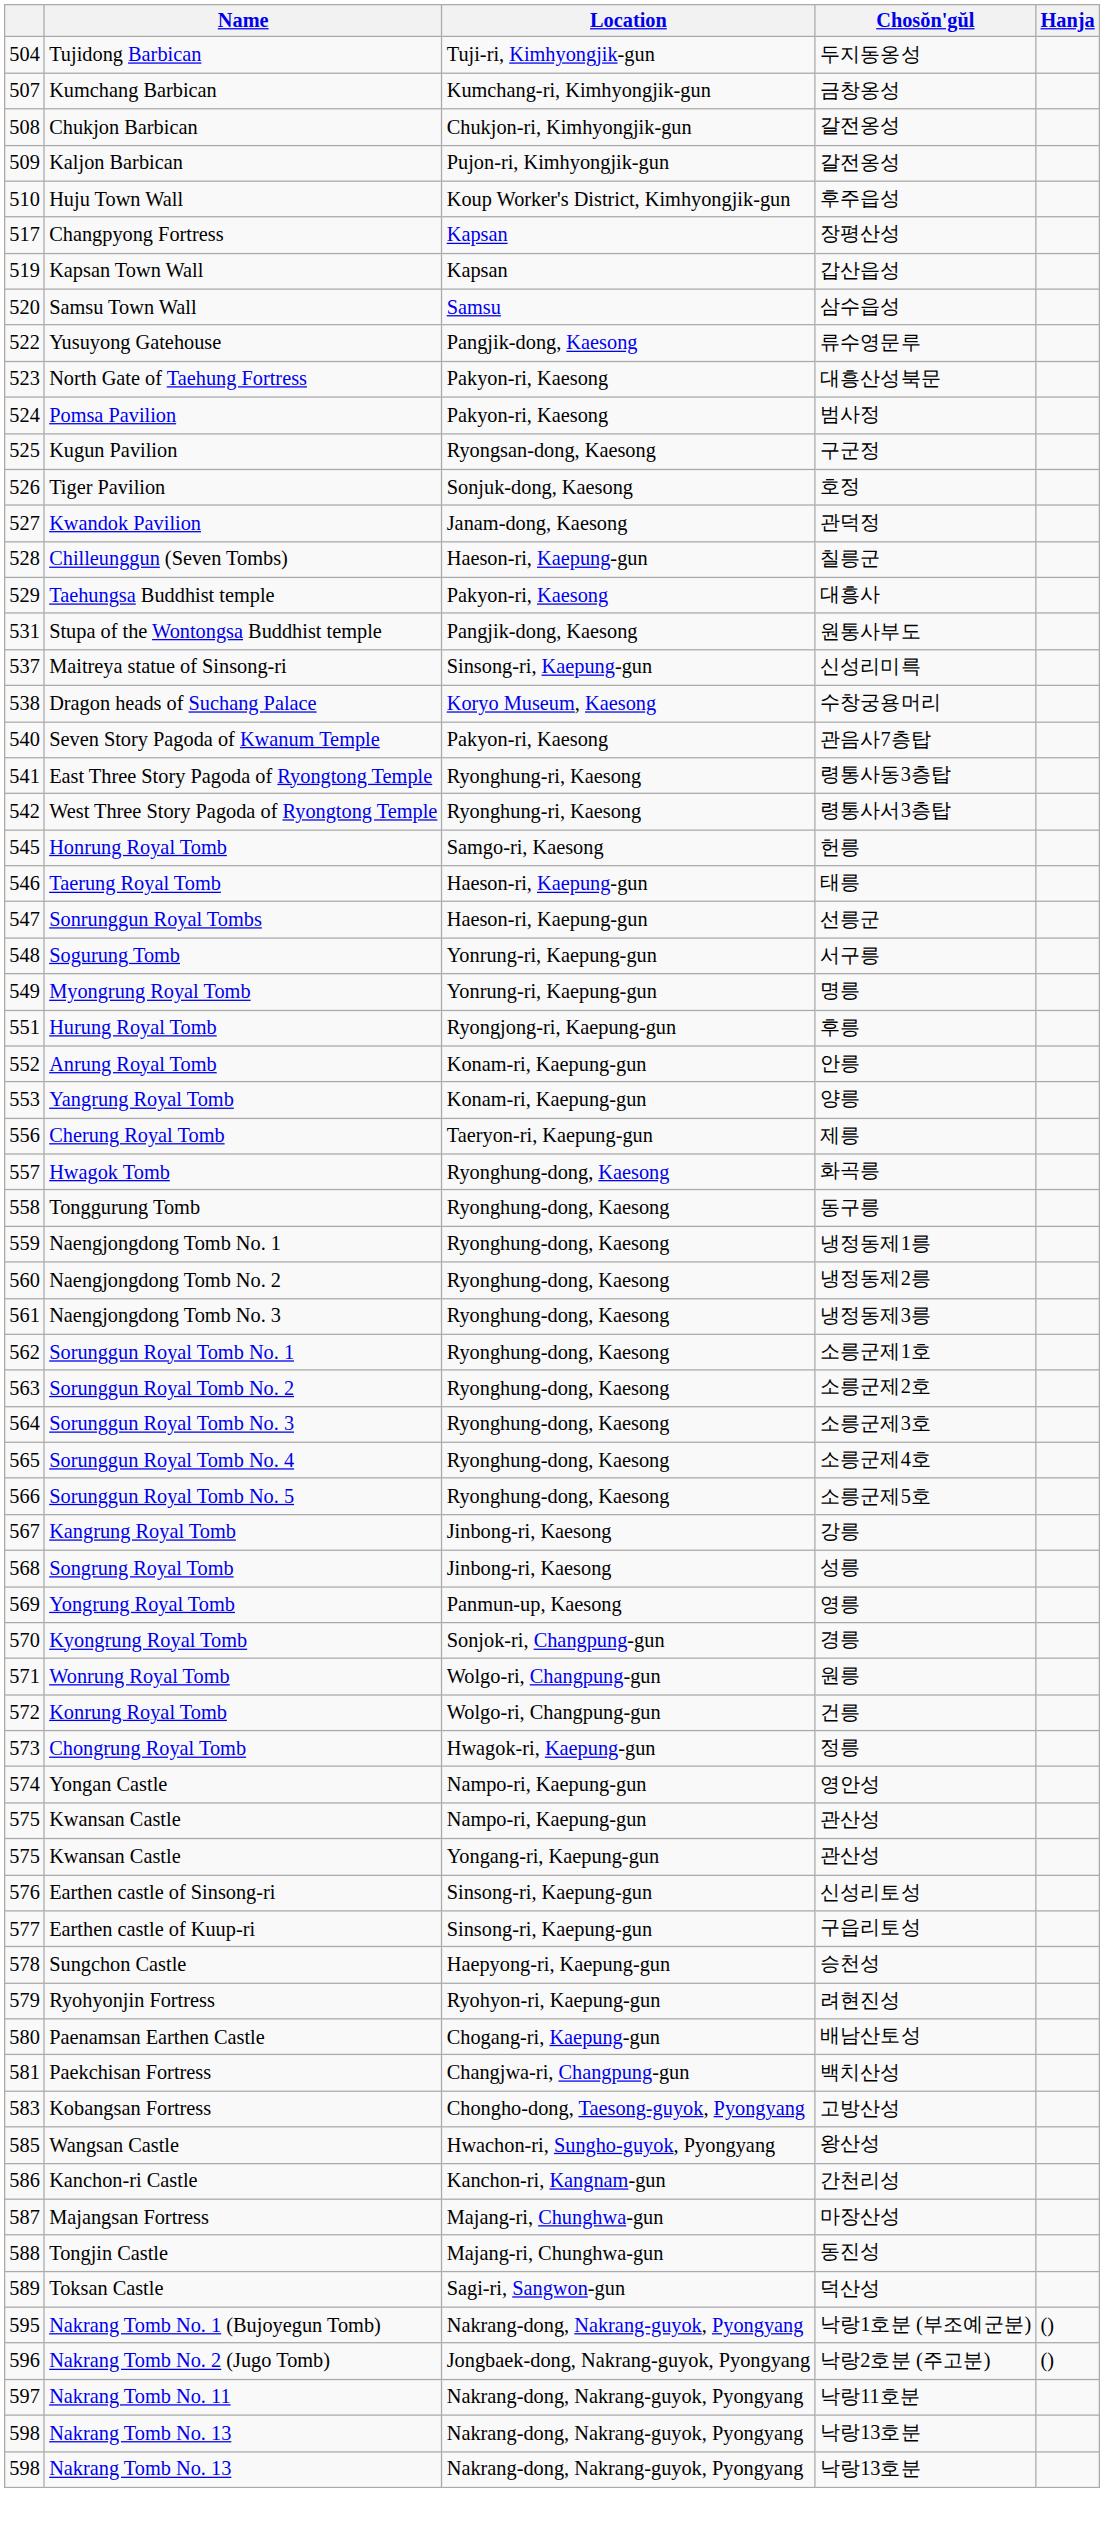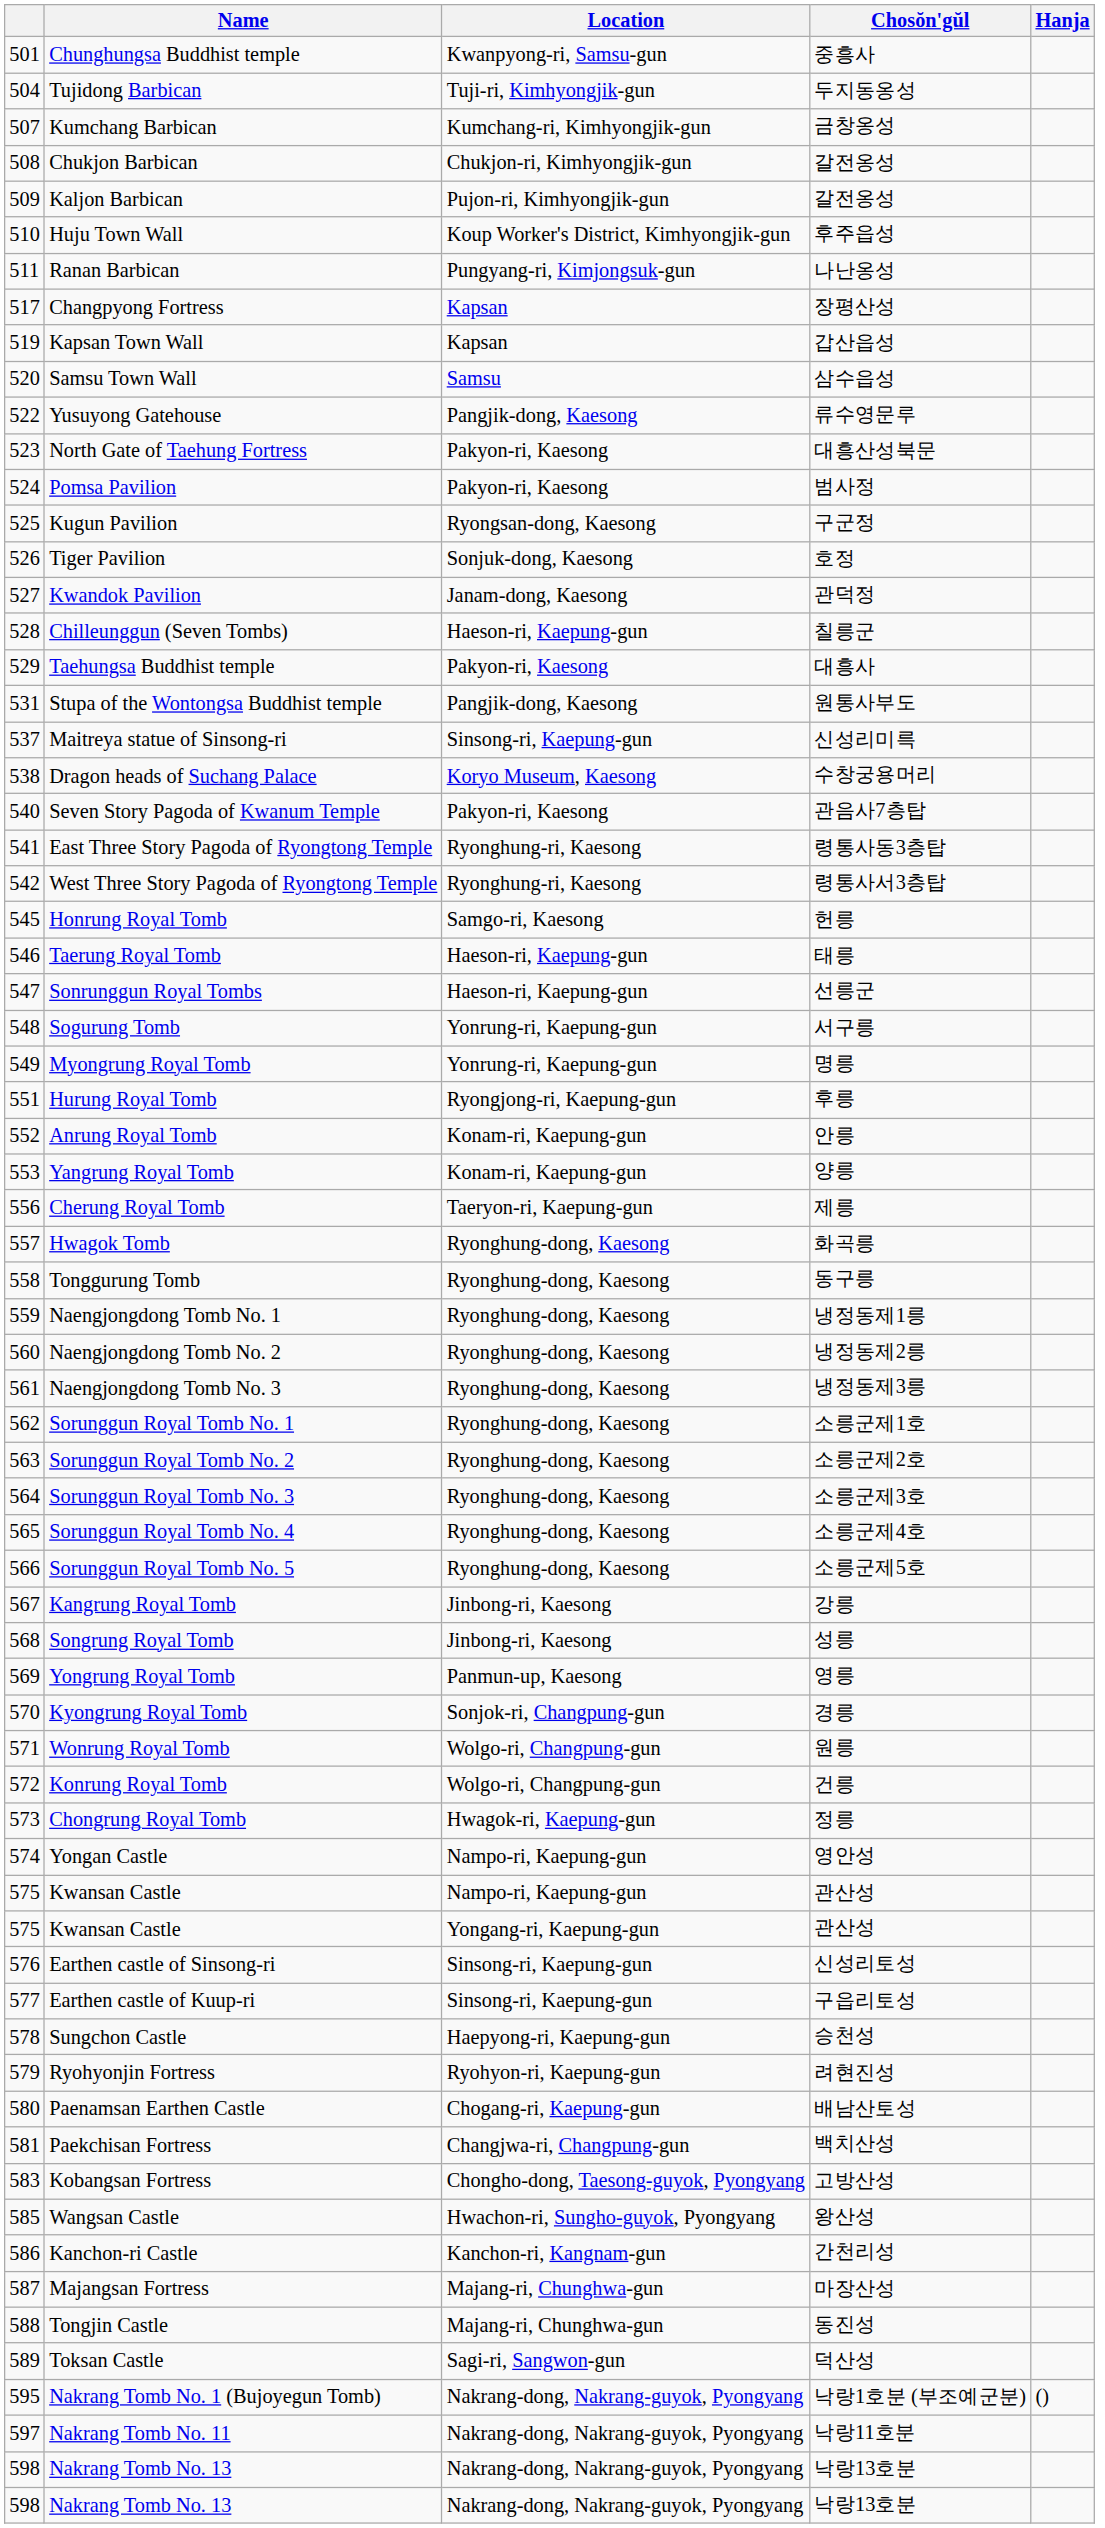+ row: (174, 54)
+ row: (114, 270)
- row: (190, 2361)
